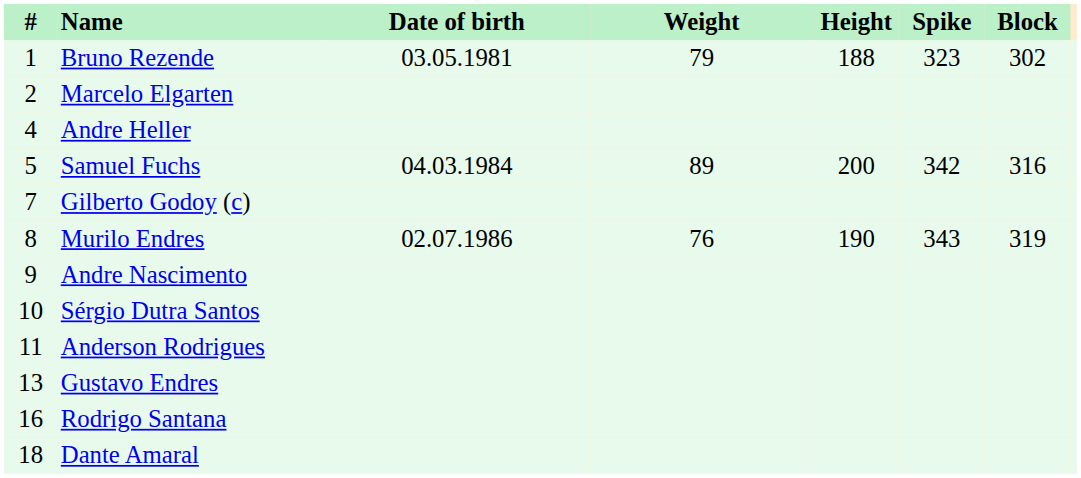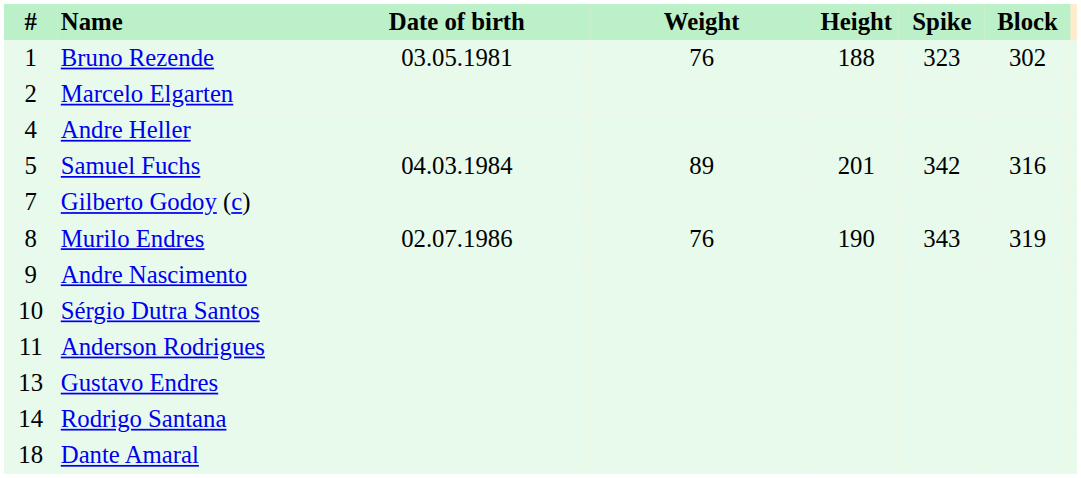(702, 57) 79 -> (702, 57) 76
(856, 166) 200 -> (856, 166) 201
(31, 419) 16 -> (31, 419) 14
